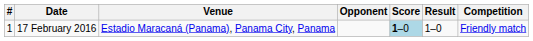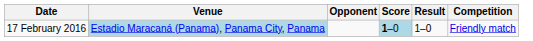- column: (9, 12)
(218, 28) no background -> (208, 28) lightblue background
